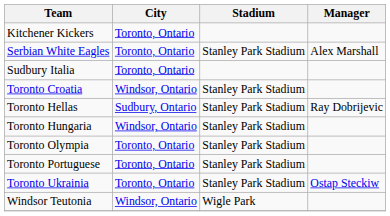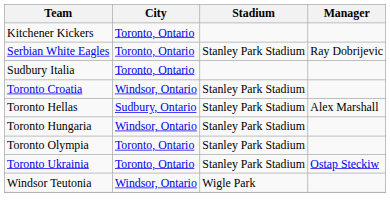(344, 51) Alex Marshall -> (347, 51) Ray Dobrijevic
(347, 107) Ray Dobrijevic -> (344, 107) Alex Marshall
- row: (54, 164)
